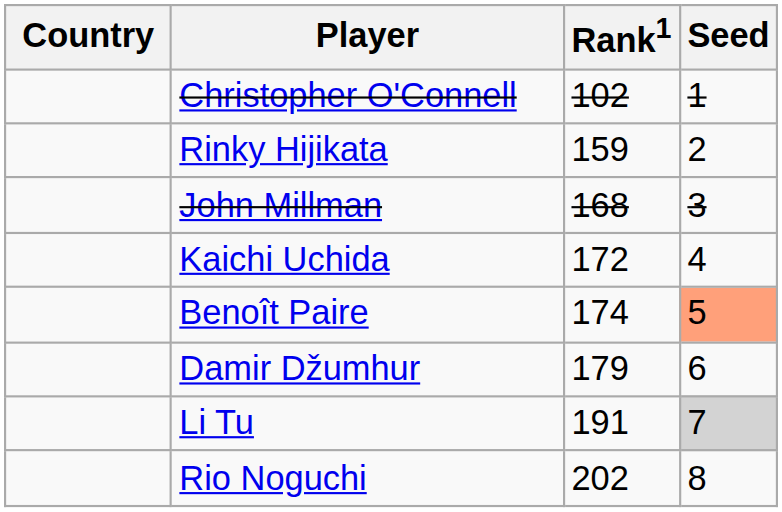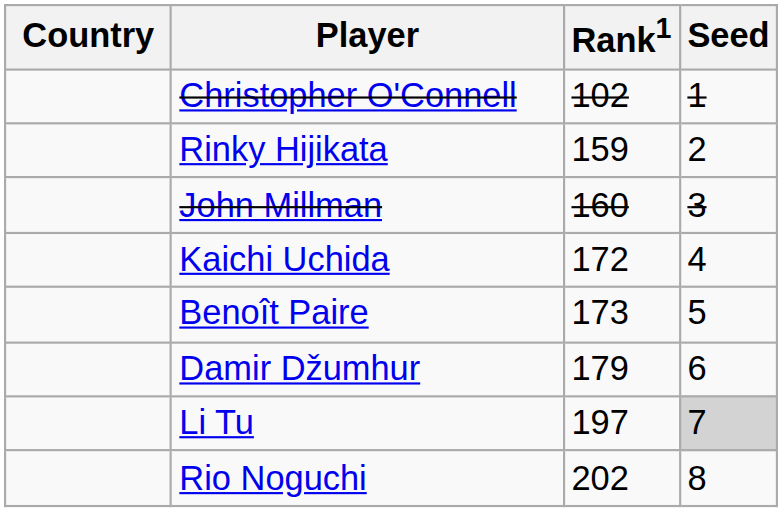(600, 204) 168 -> (600, 204) 160
(600, 313) 174 -> (600, 313) 173
(697, 313) lightsalmon background -> (697, 313) no background
(600, 422) 191 -> (600, 422) 197
